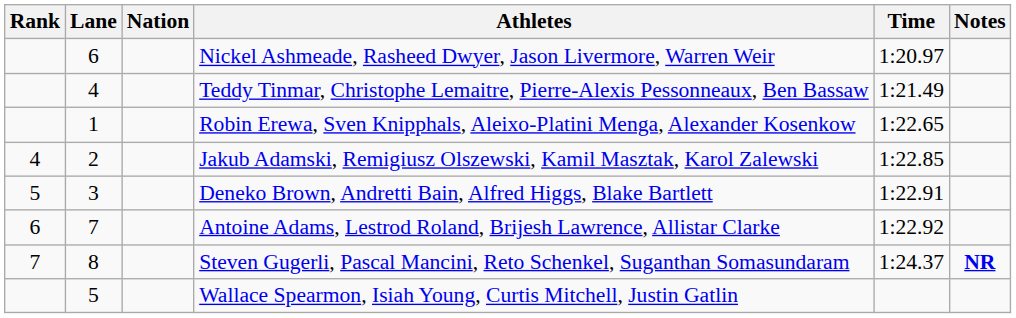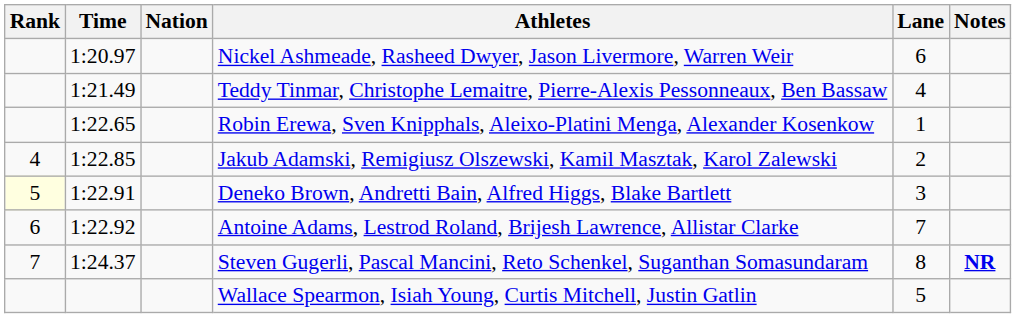columns swapped: (93, 21) <-> (911, 21)
(35, 192) no background -> (35, 192) lightyellow background
